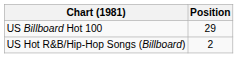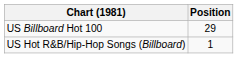(210, 45) 2 -> (210, 45) 1
